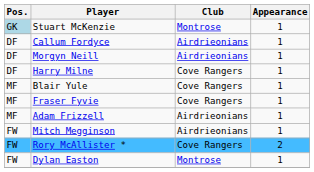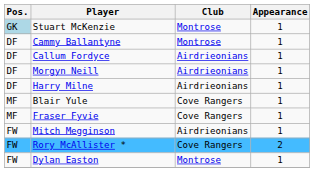+ row: (77, 41)
(210, 71) Cove Rangers -> (213, 86) Airdrieonians
- row: (68, 116)
